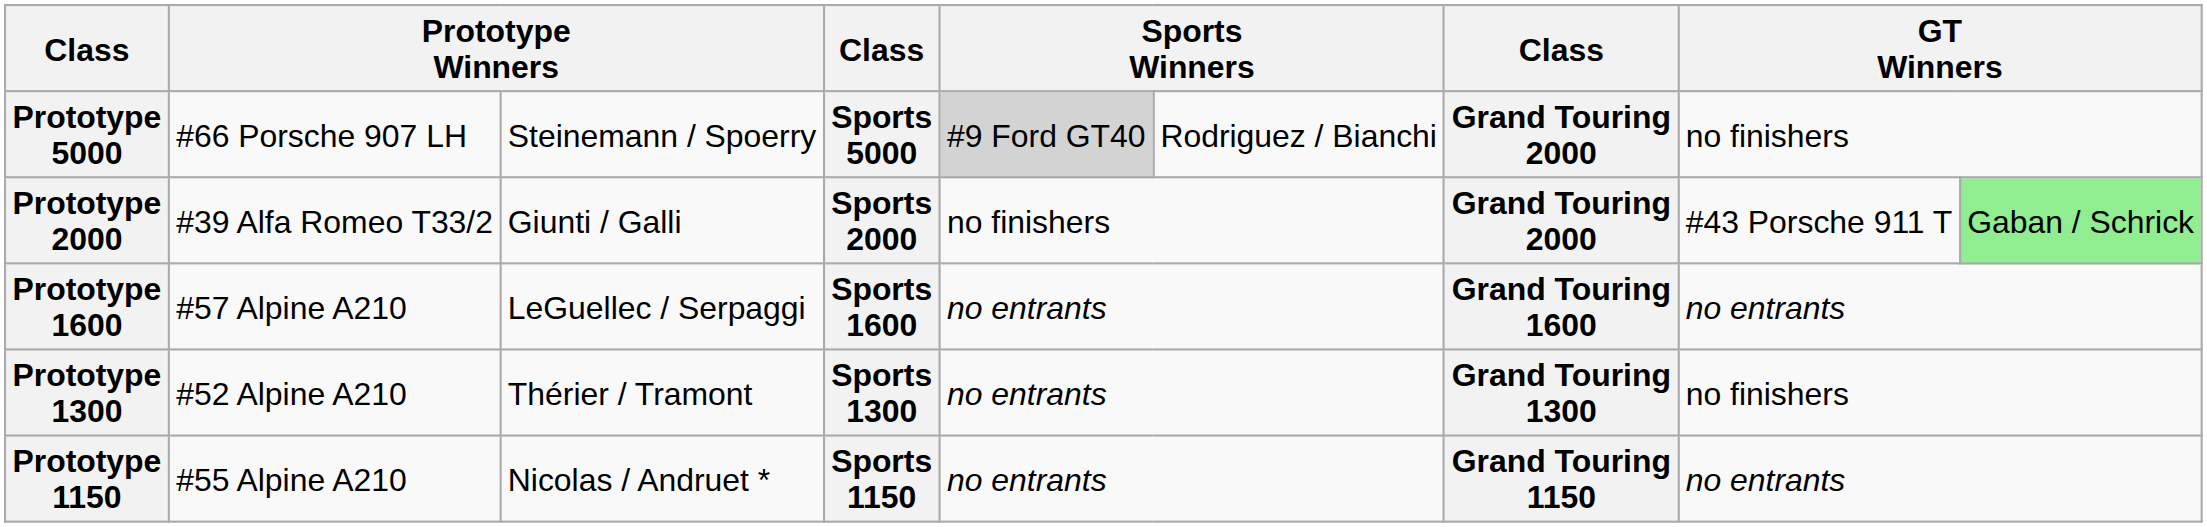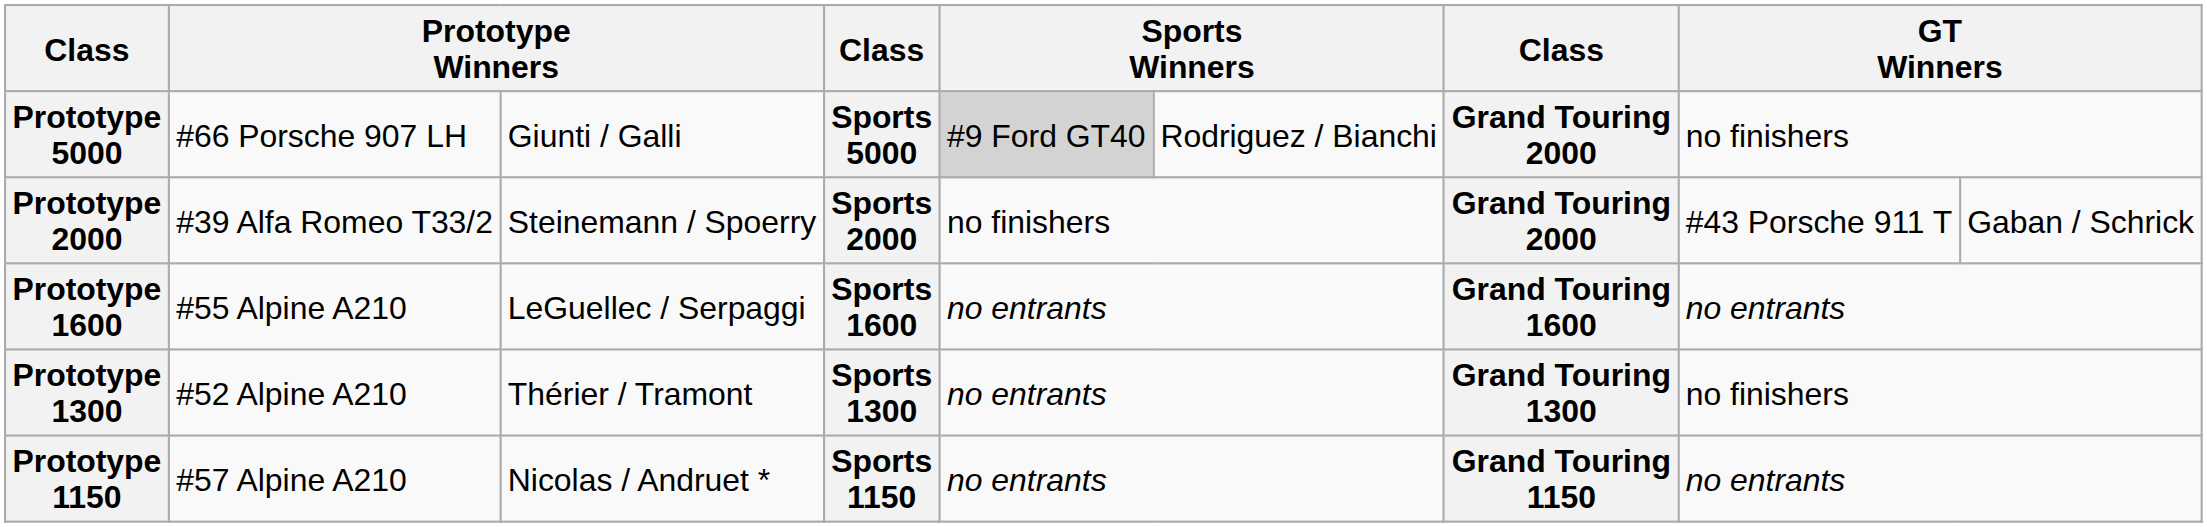(662, 135) Steinemann / Spoerry -> (595, 135) Giunti / Galli
(595, 221) Giunti / Galli -> (662, 221) Steinemann / Spoerry
(2081, 221) lightgreen background -> (2081, 221) no background
(291, 307) #57 Alpine A210 -> (291, 307) #55 Alpine A210
(291, 480) #55 Alpine A210 -> (291, 480) #57 Alpine A210
